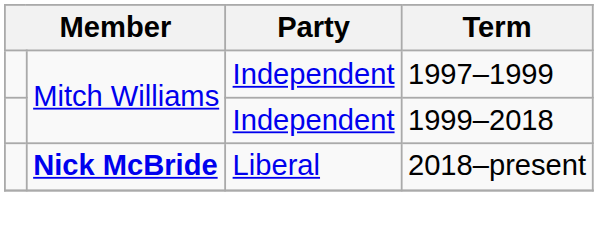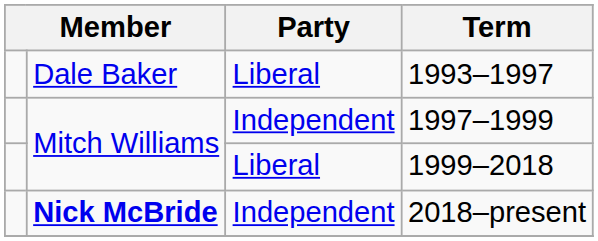+ row: (481, 73)
(314, 119) Independent -> (276, 166) Liberal
(276, 166) Liberal -> (314, 212) Independent
